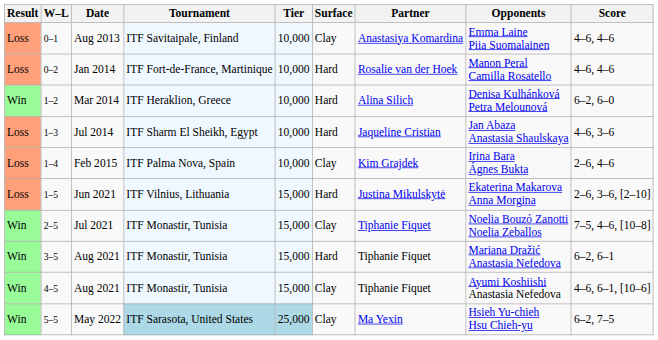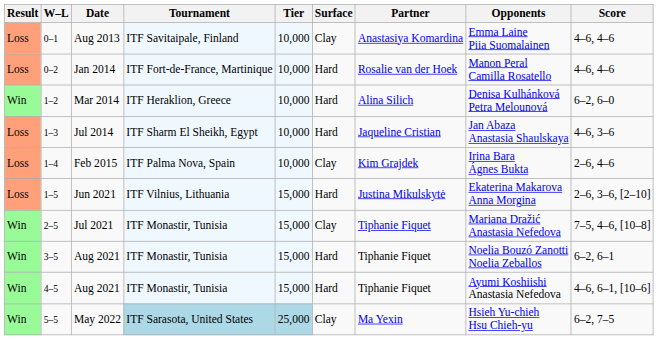(518, 225) Noelia Bouzó Zanotti Noelia Zeballos -> (515, 225) Mariana Dražić Anastasia Nefedova
(515, 256) Mariana Dražić Anastasia Nefedova -> (518, 256) Noelia Bouzó Zanotti Noelia Zeballos
(326, 288) Clay -> (326, 288) Hard
